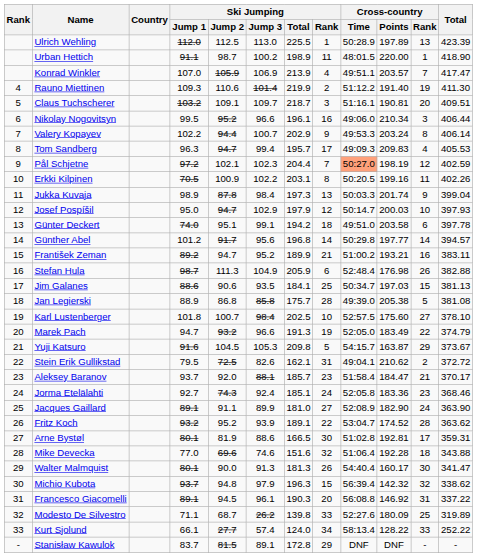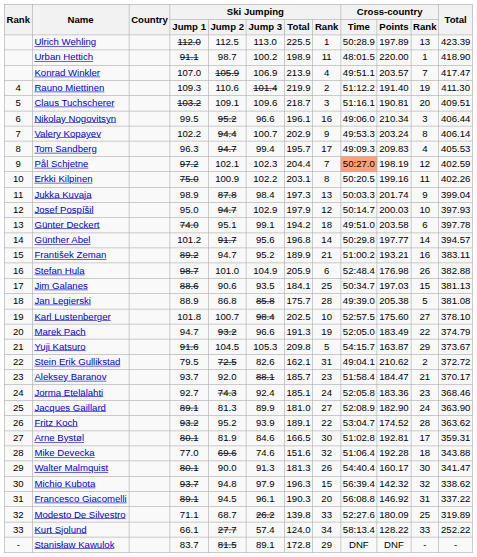(265, 103) 109.7 -> (265, 103) 109.6
(189, 179) 70.5 -> (189, 179) 75.0
(227, 270) 111.3 -> (227, 270) 101.0
(227, 407) 91.1 -> (227, 407) 81.3
(265, 438) 88.6 -> (265, 438) 84.6
